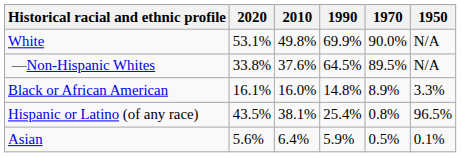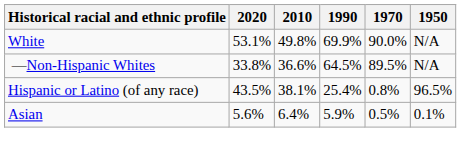(297, 66) 37.6% -> (297, 66) 36.6%
- row: (88, 90)
